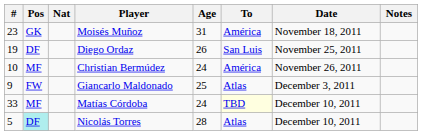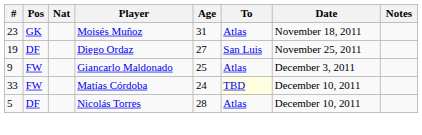(242, 31) América -> (235, 31) Atlas
(201, 49) 26 -> (201, 49) 27
- row: (121, 67)
(34, 103) MF -> (34, 85) FW
(33, 121) paleturquoise background -> (33, 103) no background
